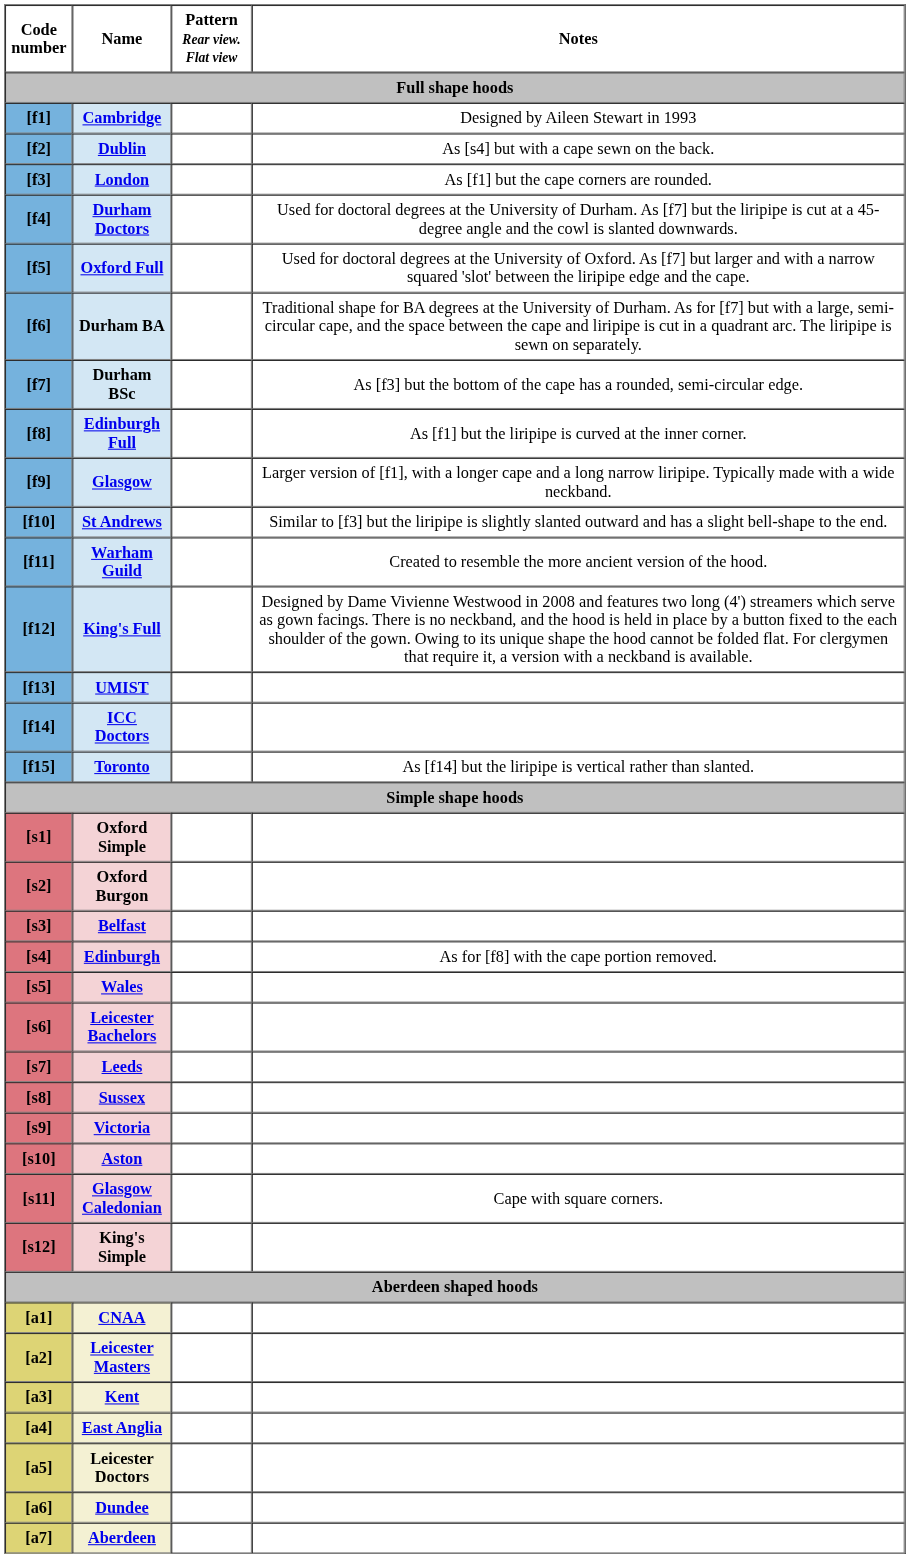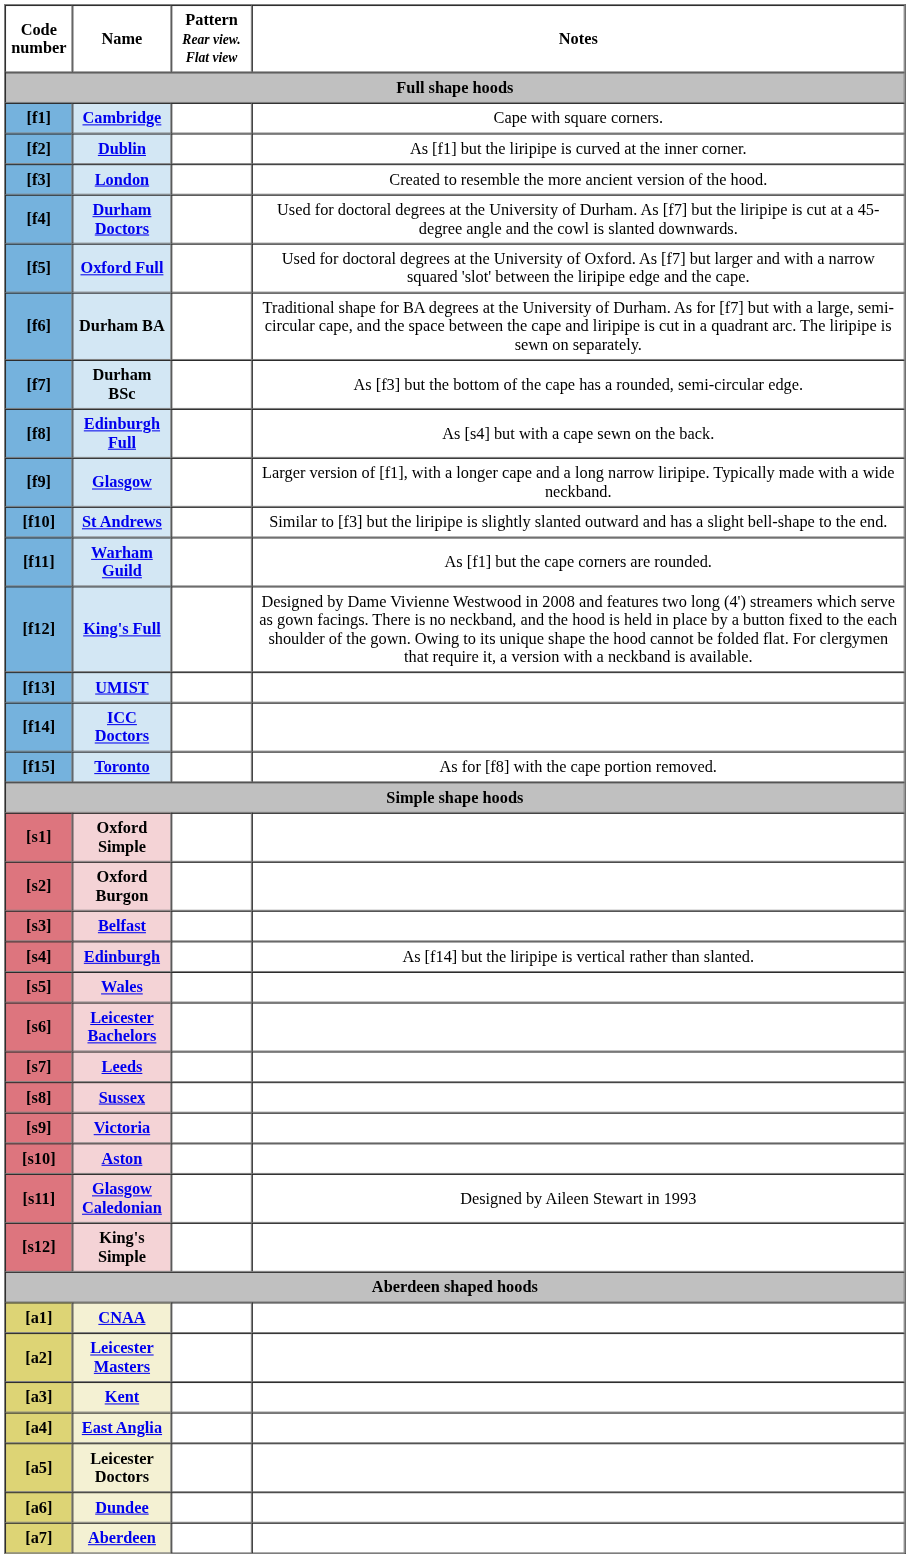(578, 118) Designed by Aileen Stewart in 1993 -> (578, 118) Cape with square corners.
(578, 148) As [s4] but with a cape sewn on the back. -> (578, 148) As [f1] but the liripipe is curved at the inner corner.
(578, 179) As [f1] but the cape corners are rounded. -> (578, 179) Created to resemble the more ancient version of the hood.
(578, 433) As [f1] but the liripipe is curved at the inner corner. -> (578, 433) As [s4] but with a cape sewn on the back.
(578, 561) Created to resemble the more ancient version of the hood. -> (578, 561) As [f1] but the cape corners are rounded.
(578, 766) As [f14] but the liripipe is vertical rather than slanted. -> (578, 766) As for [f8] with the cape portion removed.
(578, 956) As for [f8] with the cape portion removed. -> (578, 956) As [f14] but the liripipe is vertical rather than slanted.
(578, 1198) Cape with square corners. -> (578, 1198) Designed by Aileen Stewart in 1993
